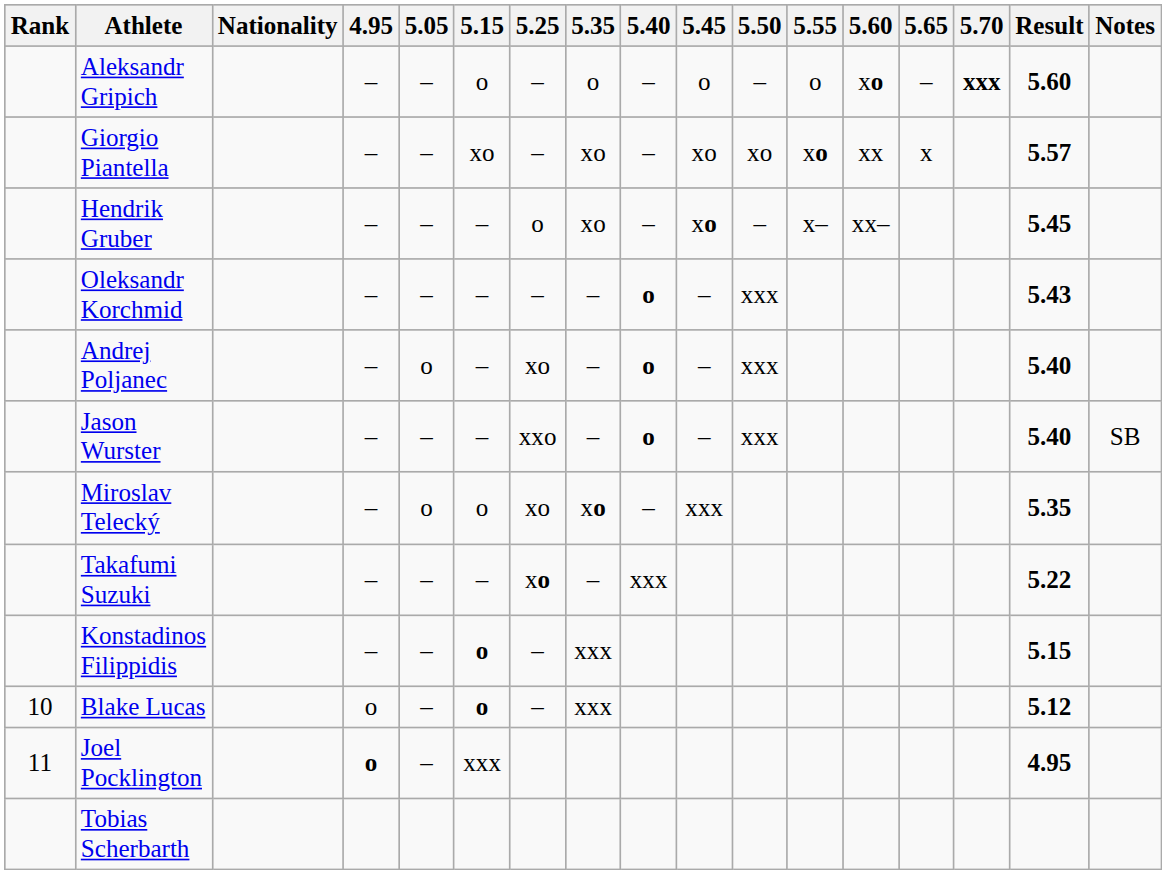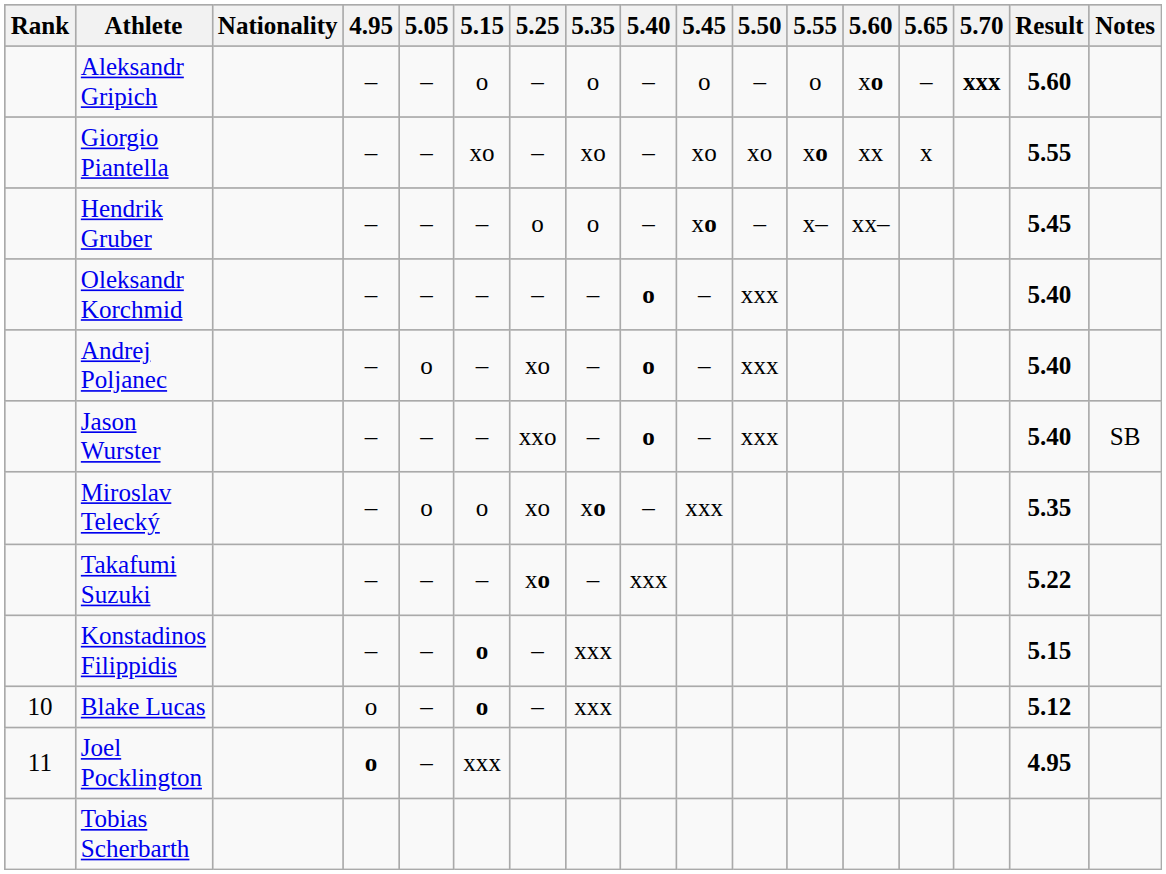(1049, 152) 5.57 -> (1049, 152) 5.55
(593, 223) xo -> (593, 223) o
(1049, 294) 5.43 -> (1049, 294) 5.40
